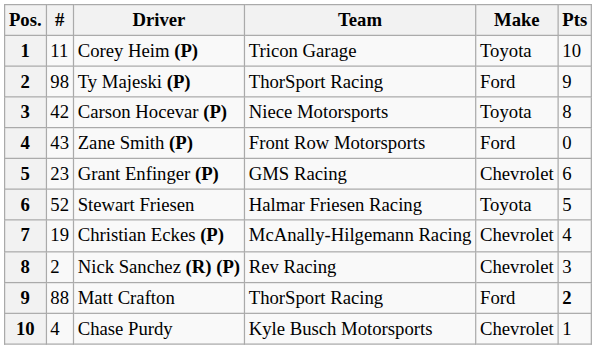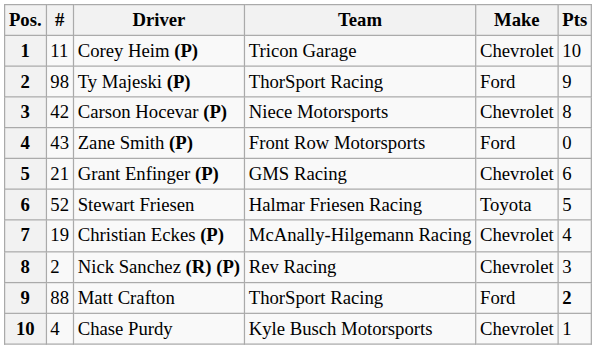(506, 50) Toyota -> (517, 50) Chevrolet
(506, 112) Toyota -> (517, 112) Chevrolet
(60, 174) 23 -> (60, 174) 21
